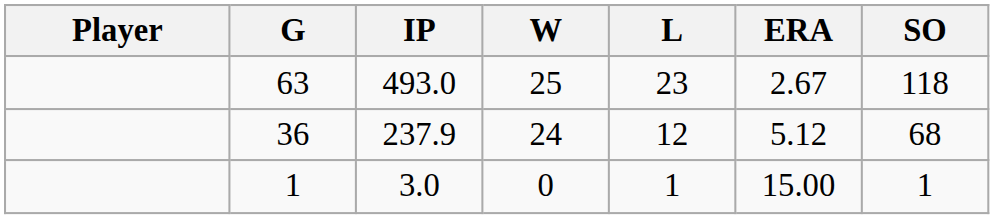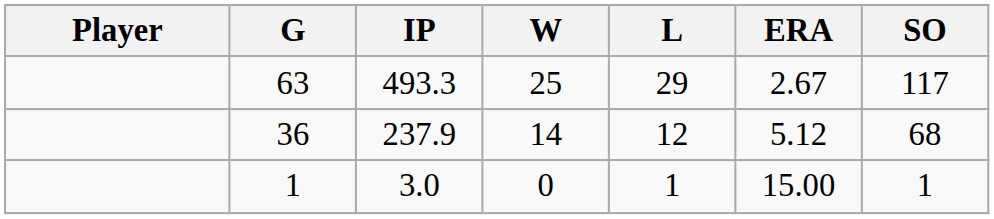(419, 82) 493.0 -> (419, 82) 493.3
(672, 82) 23 -> (672, 82) 29
(925, 82) 118 -> (925, 82) 117
(546, 133) 24 -> (546, 133) 14
